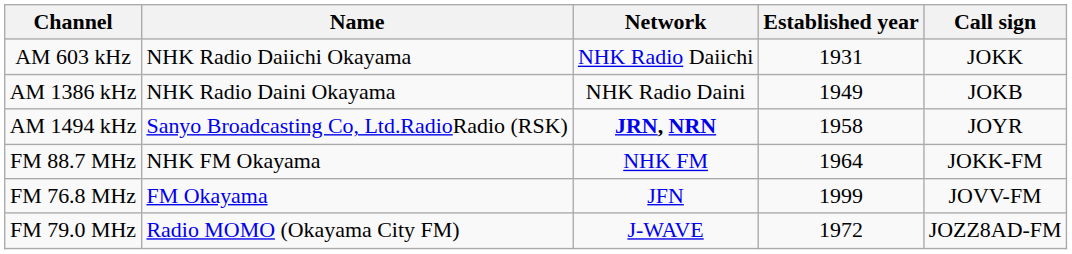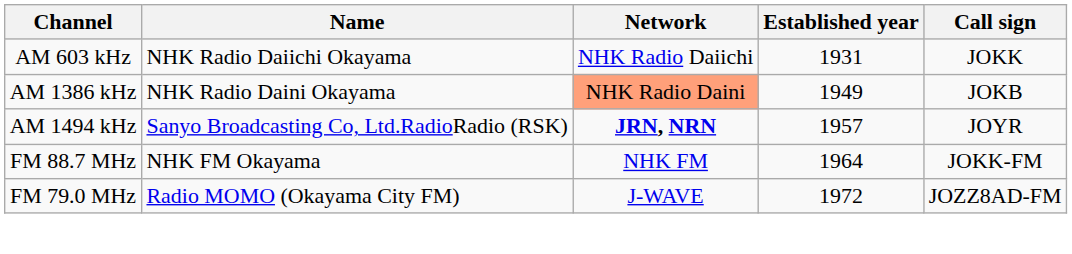(666, 91) no background -> (666, 91) lightsalmon background
(841, 126) 1958 -> (841, 126) 1957
- row: (73, 195)
